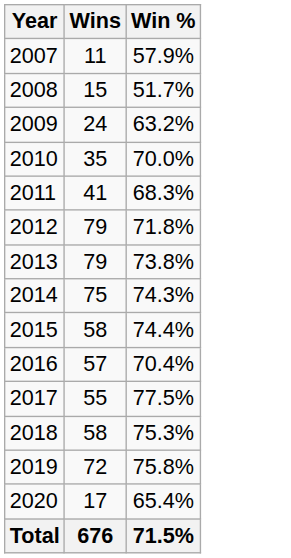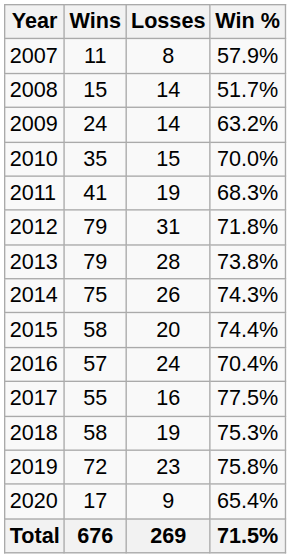+ column: (168, 21)
